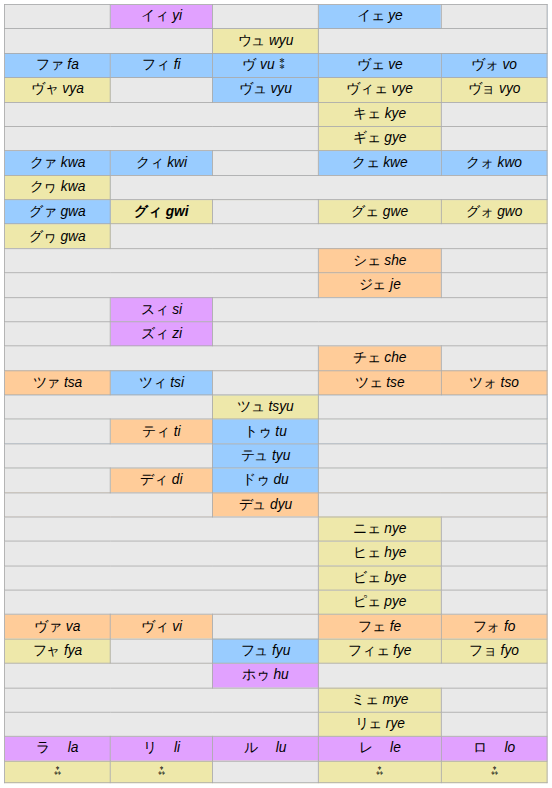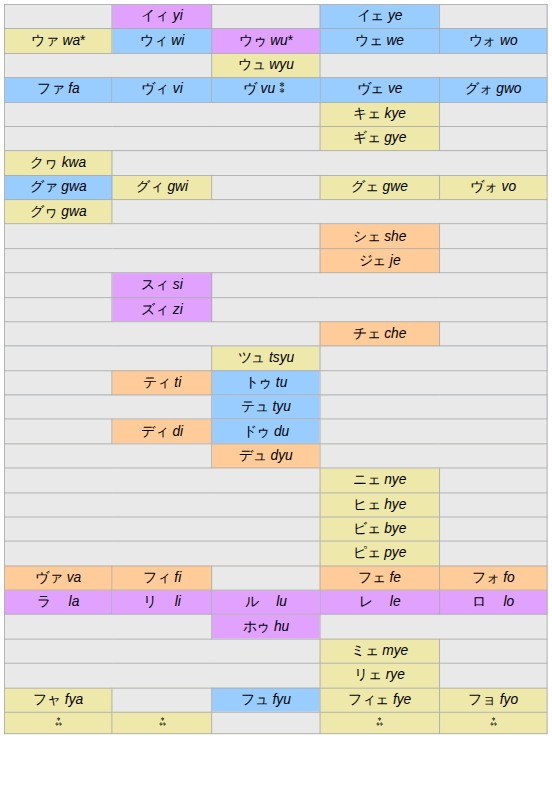+ row: (266, 40)
(161, 65) フィ fi -> (162, 89) ヴィ vi
(494, 65) ヴォ vo -> (493, 89) グォ gwo
- row: (265, 89)
- row: (265, 163)
(161, 211) bold -> (162, 187) normal
(494, 211) グォ gwo -> (493, 187) ヴォ vo
- row: (265, 383)
(161, 626) ヴィ vi -> (162, 577) フィ fi
rows swapped: (265, 650) <-> (265, 748)
